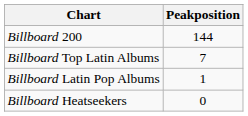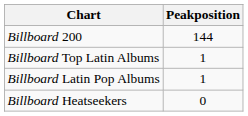(203, 57) 7 -> (203, 57) 1
